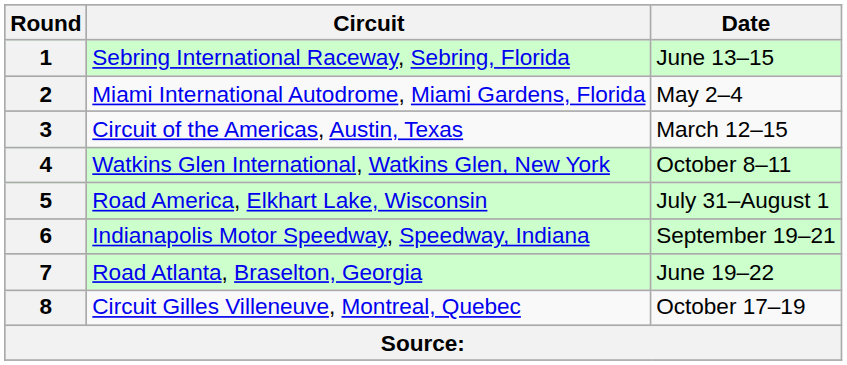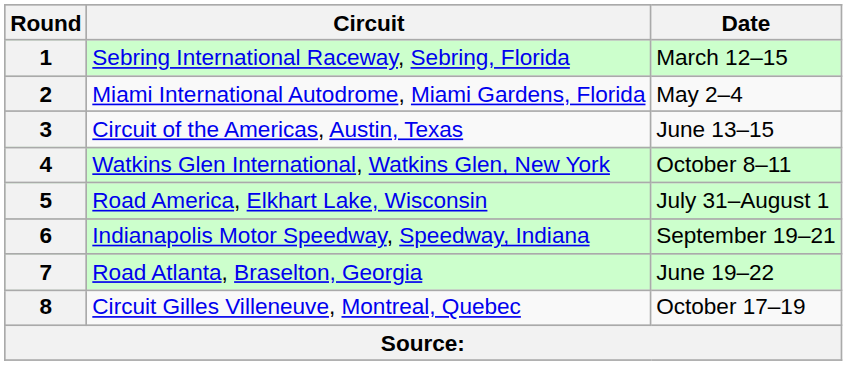(715, 58) June 13–15 -> (722, 58) March 12–15
(722, 129) March 12–15 -> (715, 129) June 13–15
